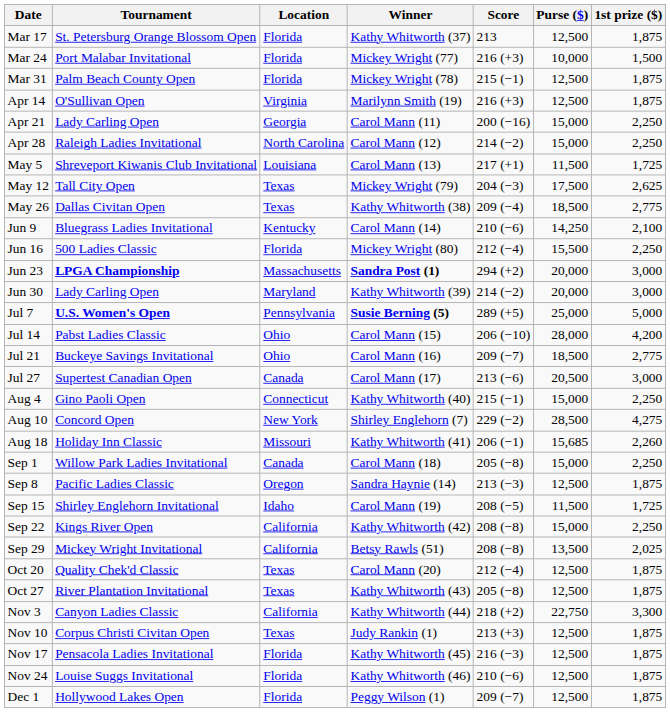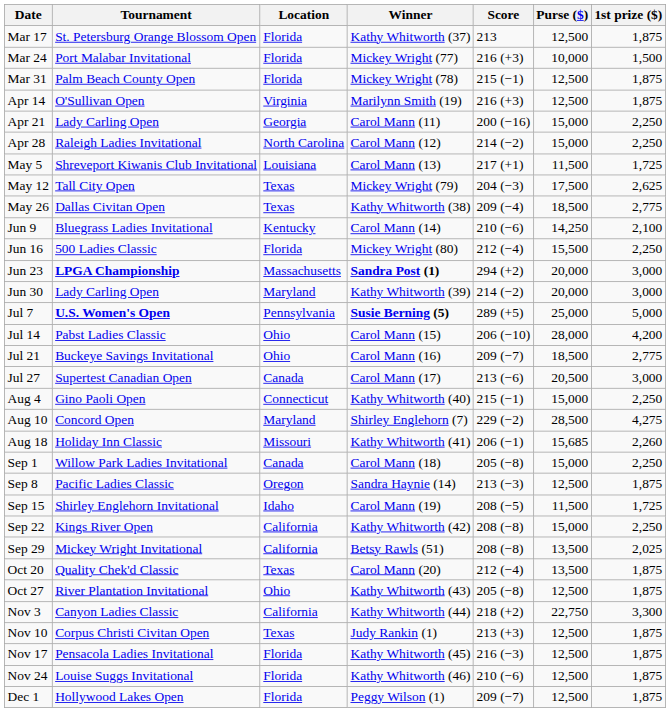(291, 420) New York -> (289, 420) Maryland
(570, 569) 12,500 -> (570, 569) 13,500
(279, 590) Texas -> (277, 590) Ohio
